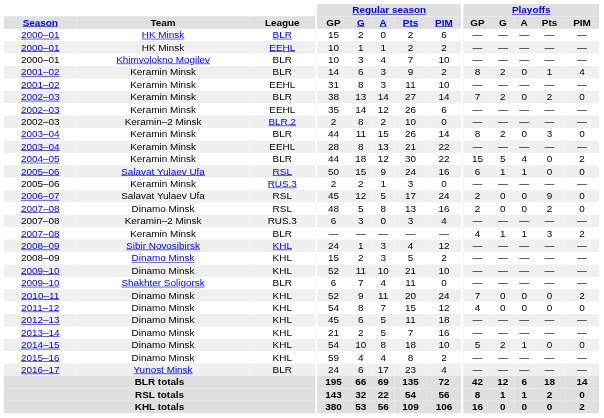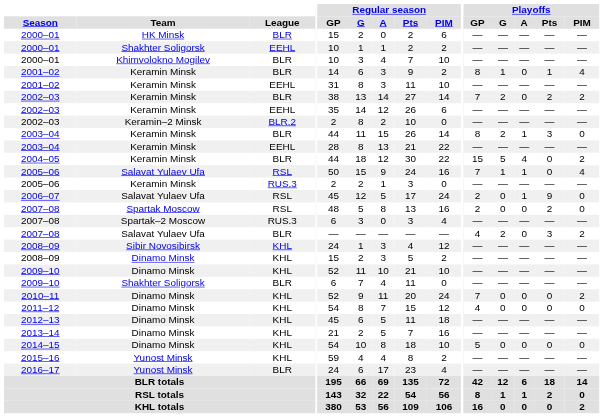(163, 47) HK Minsk -> (163, 47) Shakhter Soligorsk
(503, 72) 2 -> (503, 72) 1
(582, 97) 0 -> (582, 97) 2
(524, 134) 0 -> (524, 134) 1
(478, 171) 6 -> (478, 171) 7
(582, 171) 0 -> (582, 171) 4
(524, 196) 0 -> (524, 196) 1
(163, 208) Dinamo Minsk -> (163, 208) Spartak Moscow
(163, 221) Keramin–2 Minsk -> (163, 221) Spartak–2 Moscow
(163, 233) Keramin Minsk -> (163, 233) Salavat Yulaev Ufa
(503, 233) 1 -> (503, 233) 2
(524, 233) 1 -> (524, 233) 0
(503, 345) 2 -> (503, 345) 0
(524, 345) 1 -> (524, 345) 0
(163, 357) Dinamo Minsk -> (163, 357) Yunost Minsk
